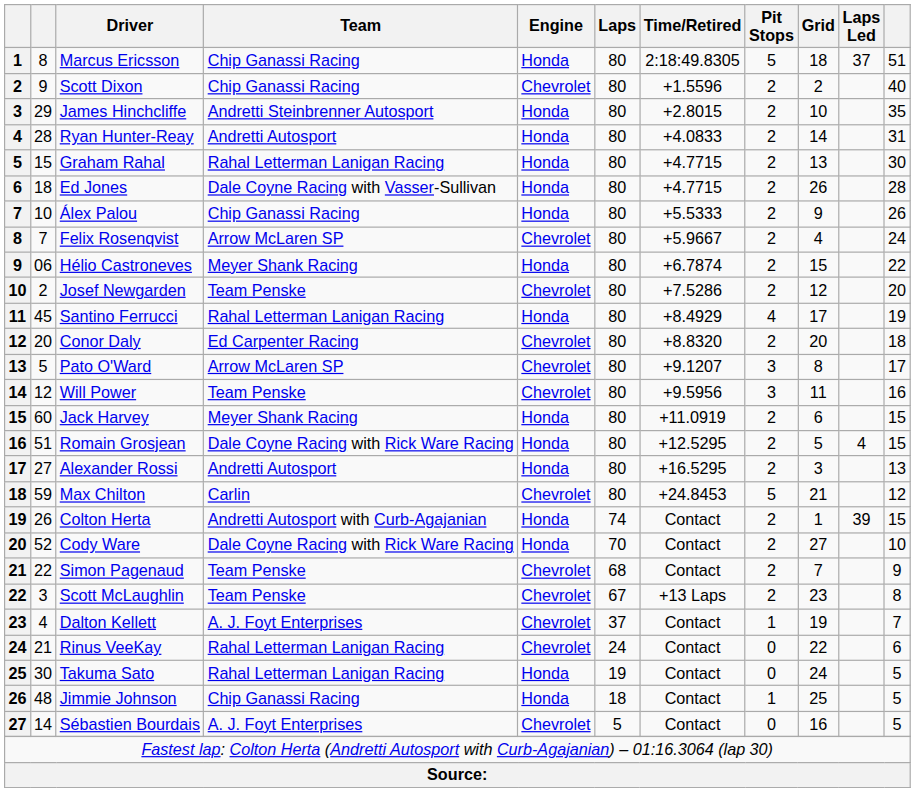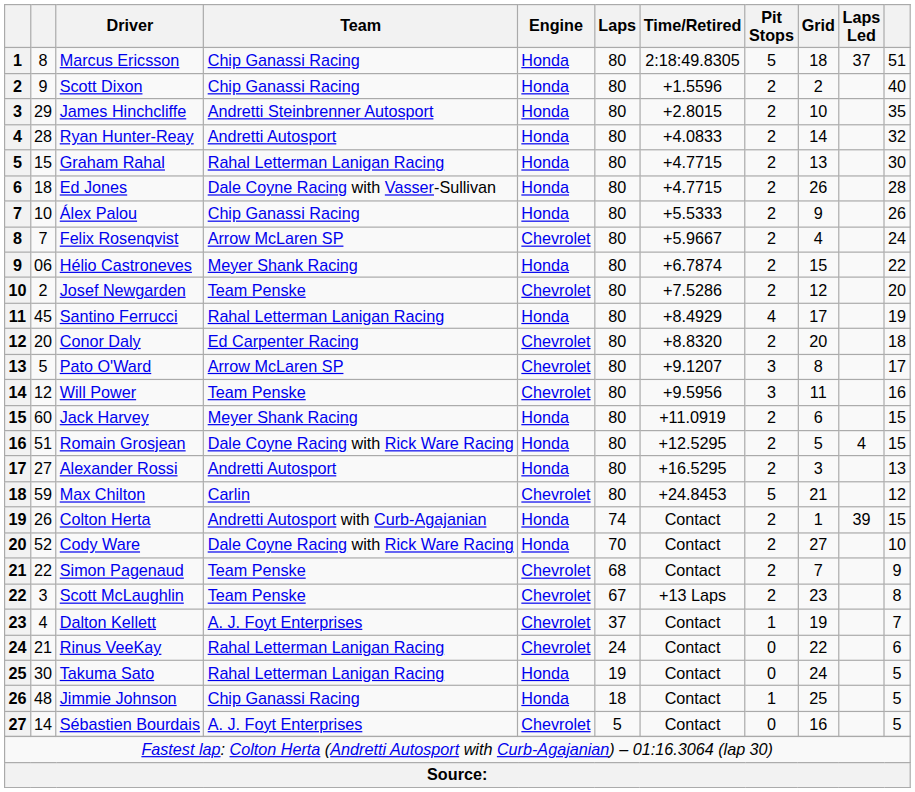(556, 86) Chevrolet -> (545, 86) Honda
(897, 137) 31 -> (897, 137) 32
